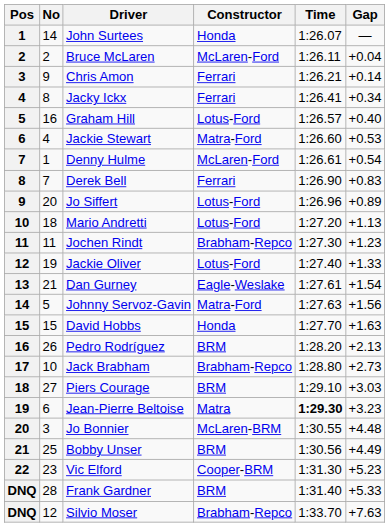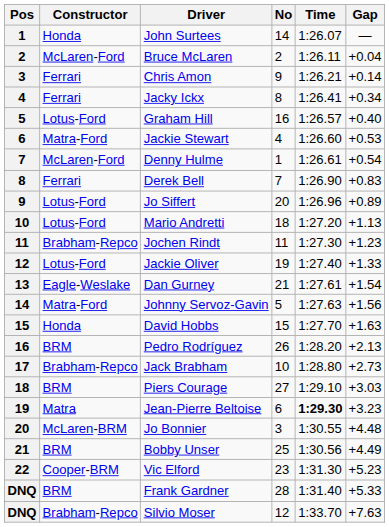columns swapped: (51, 15) <-> (245, 15)
